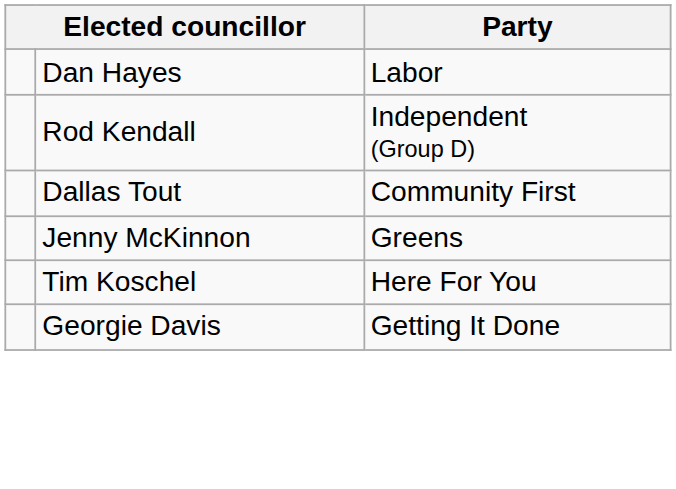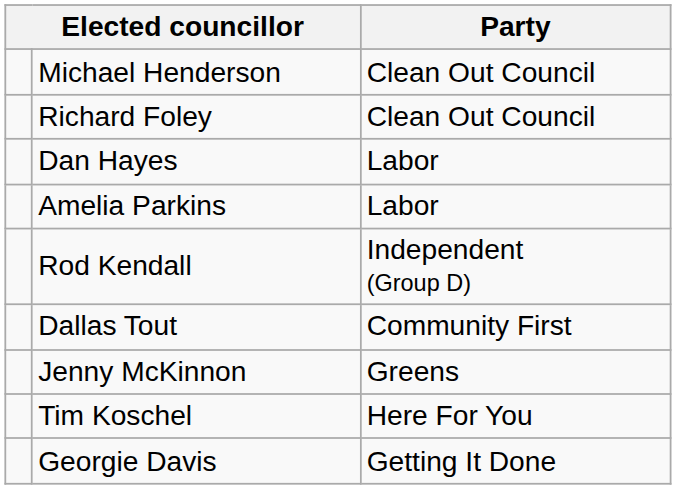+ row: (160, 71)
+ row: (125, 116)
+ row: (132, 205)
